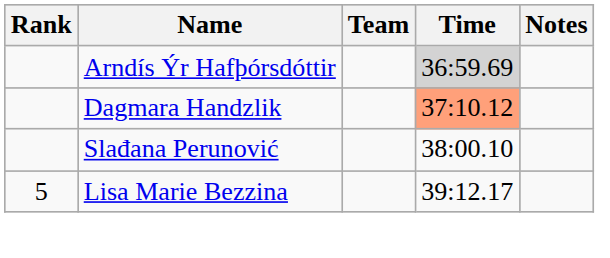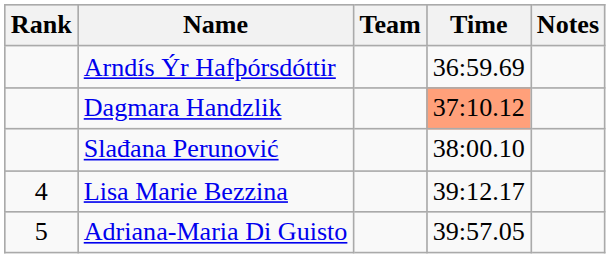(467, 66) lightgrey background -> (479, 66) no background
(41, 190) 5 -> (41, 190) 4
+ row: (216, 231)
